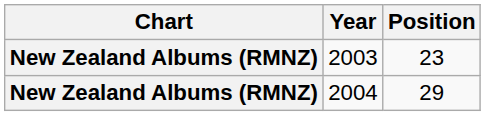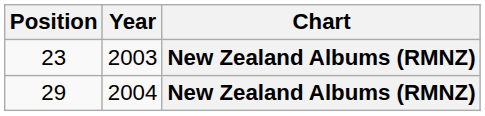columns swapped: (164, 22) <-> (432, 22)
